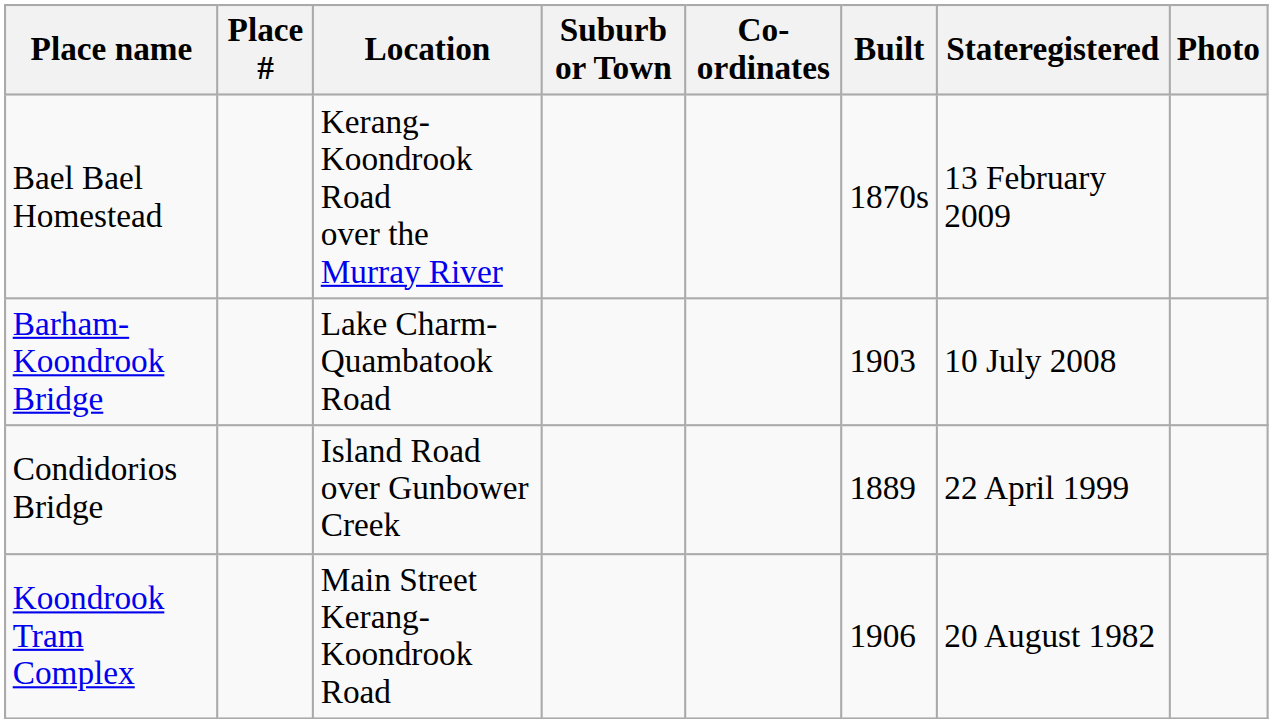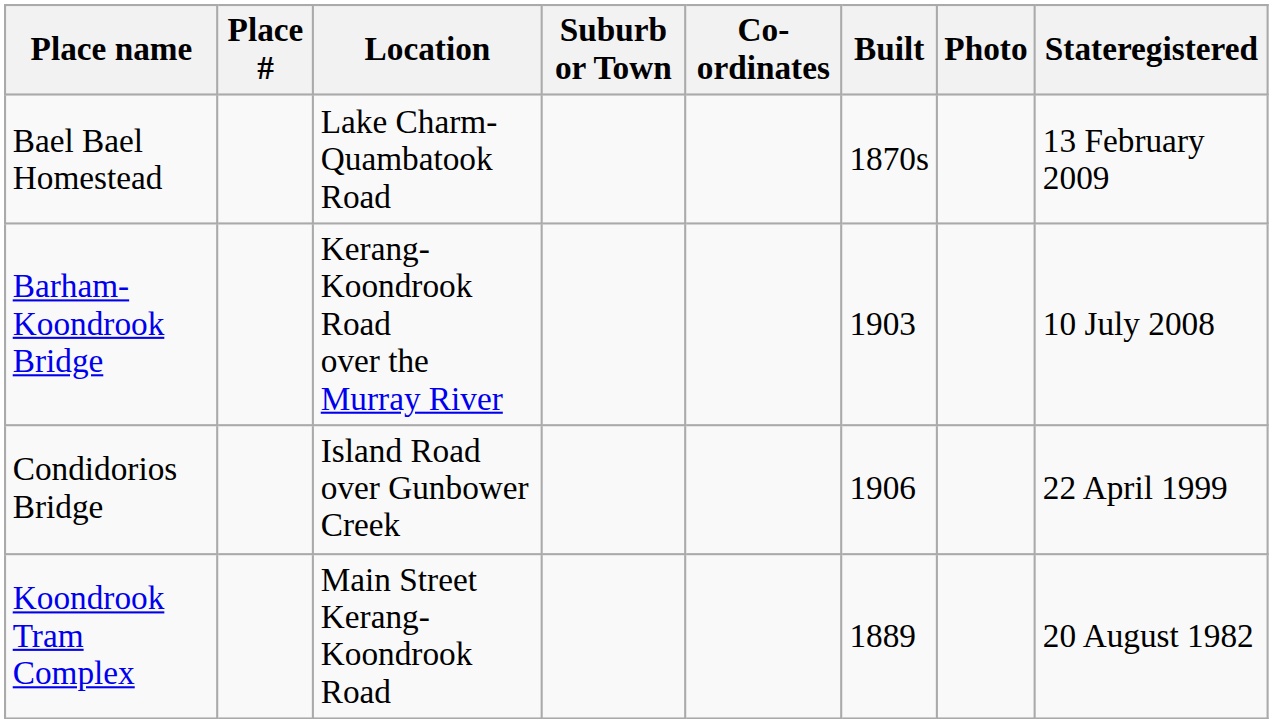columns swapped: (1053, 49) <-> (1218, 49)
(412, 195) Kerang-Koondrook Road over the Murray River -> (409, 158) Lake Charm-Quambatook Road
(409, 361) Lake Charm-Quambatook Road -> (412, 323) Kerang-Koondrook Road over the Murray River
(883, 488) 1889 -> (883, 488) 1906
(883, 635) 1906 -> (883, 635) 1889
